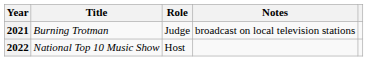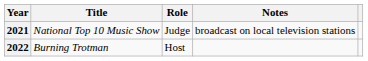(71, 30) Burning Trotman -> (97, 30) National Top 10 Music Show
(97, 47) National Top 10 Music Show -> (71, 47) Burning Trotman
